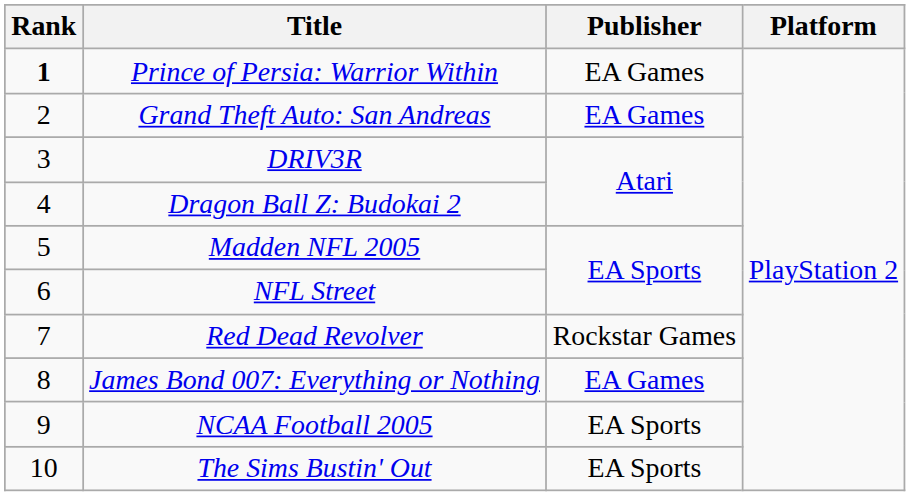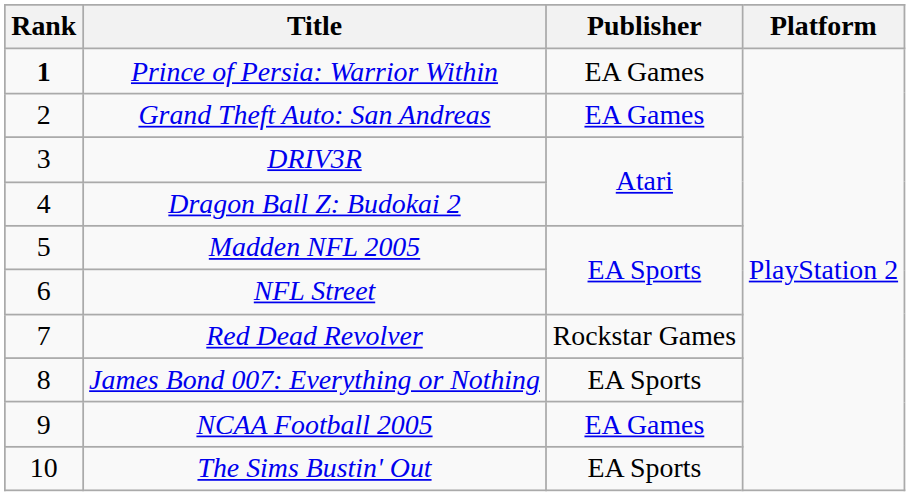(644, 379) EA Games -> (644, 379) EA Sports
(644, 423) EA Sports -> (644, 423) EA Games
